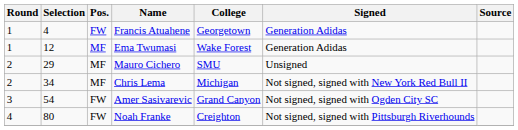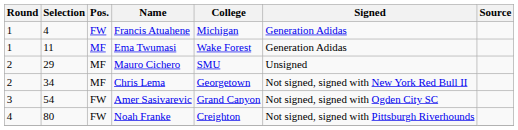(224, 30) Georgetown -> (218, 30) Michigan
(49, 47) 12 -> (49, 47) 11
(218, 82) Michigan -> (224, 82) Georgetown
